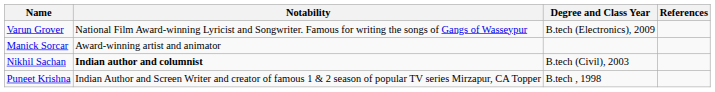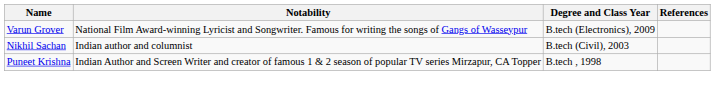- row: (37, 45)
(139, 62) bold -> (134, 45) normal
